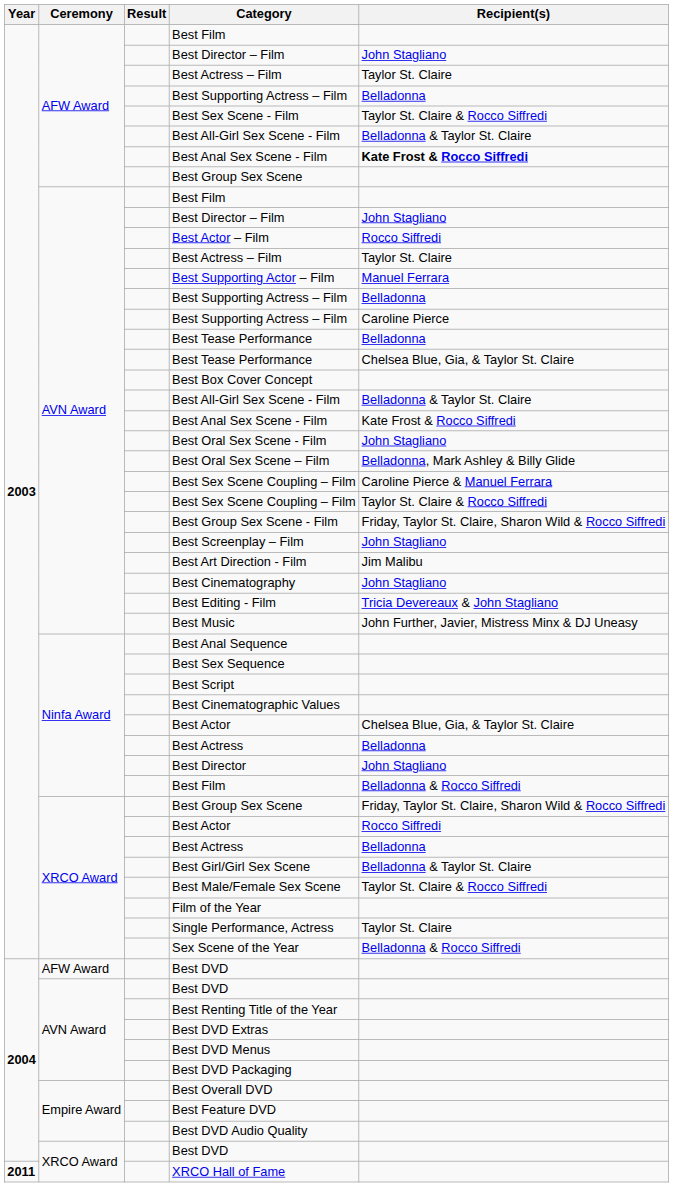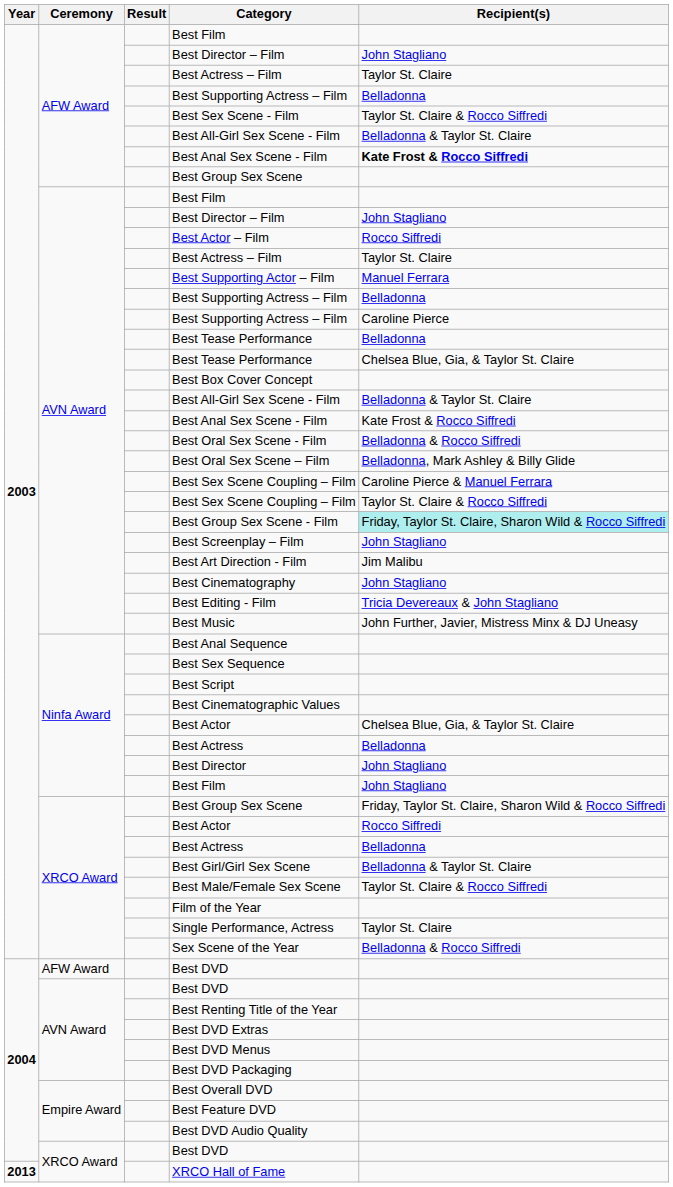(404, 440) John Stagliano -> (441, 440) Belladonna & Rocco Siffredi
(513, 522) no background -> (513, 522) paleturquoise background
(441, 786) Belladonna & Rocco Siffredi -> (404, 786) John Stagliano
(21, 1171) 2011 -> (22, 1171) 2013
